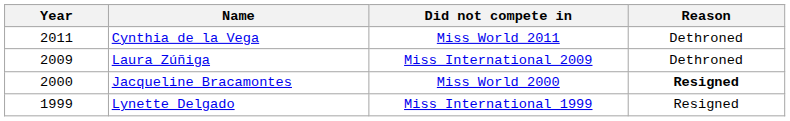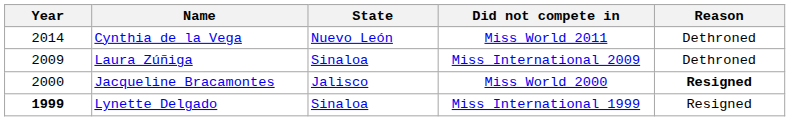+ column: (373, 16)
(56, 38) 2011 -> (48, 38) 2014
(56, 105) normal -> (48, 105) bold
